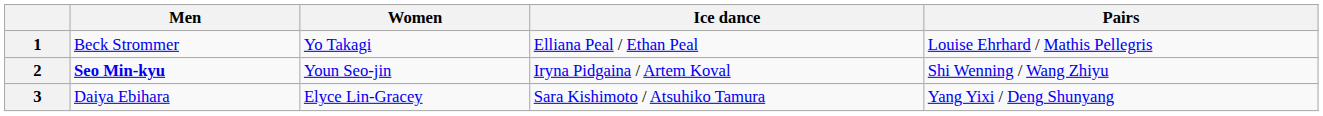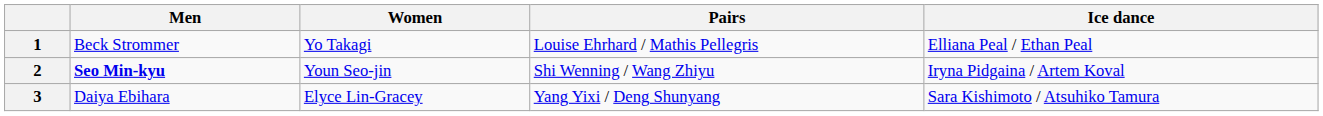columns swapped: (1121, 17) <-> (727, 17)
